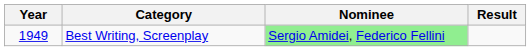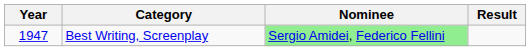(33, 36) 1949 -> (33, 36) 1947
